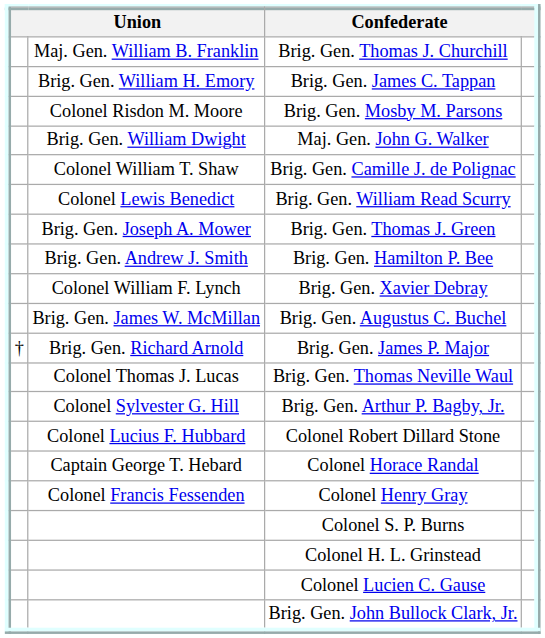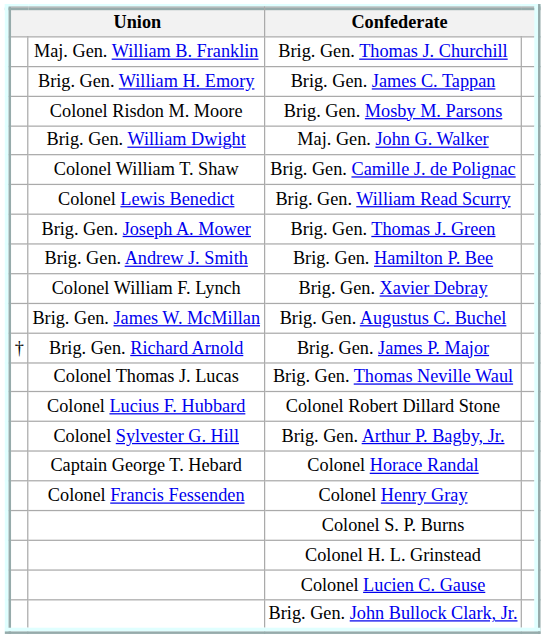rows swapped: (393, 406) <-> (393, 435)
